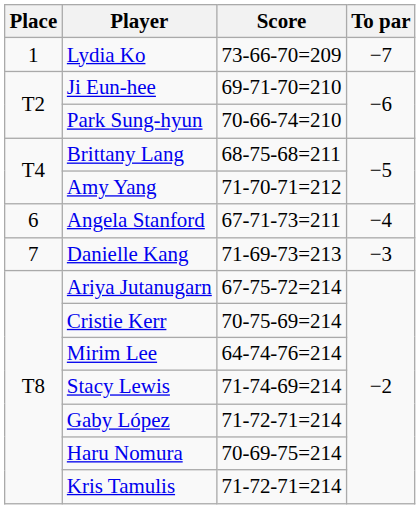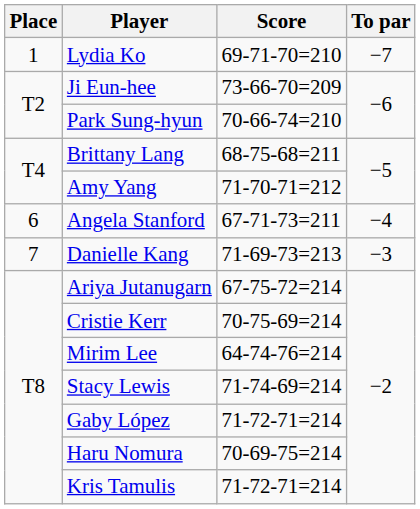(282, 54) 73-66-70=209 -> (282, 54) 69-71-70=210
(282, 87) 69-71-70=210 -> (282, 87) 73-66-70=209
